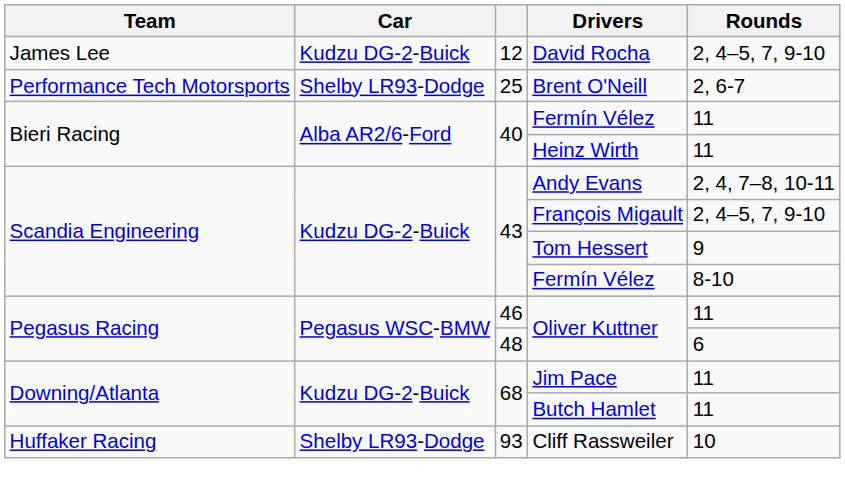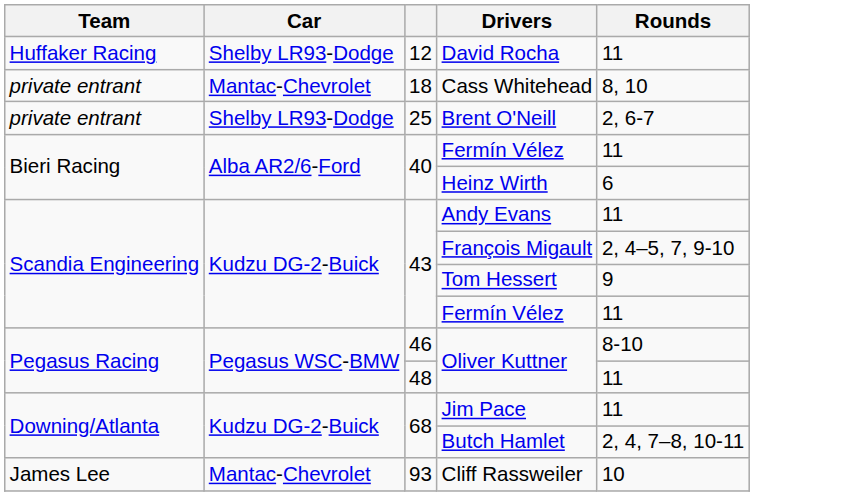(60, 53) James Lee -> (83, 53) Huffaker Racing
(385, 53) Kudzu DG-2-Buick -> (301, 53) Shelby LR93-Dodge
(759, 53) 2, 4–5, 7, 9-10 -> (613, 53) 11
+ row: (420, 85)
(150, 85) Performance Tech Motorsports -> (75, 118) private entrant
(703, 150) 11 -> (608, 182) 6
(764, 182) 2, 4, 7–8, 10-11 -> (613, 215) 11
(713, 279) 8-10 -> (613, 312) 11
(703, 312) 11 -> (622, 344) 8-10
(698, 344) 6 -> (613, 377) 11
(703, 409) 11 -> (673, 441) 2, 4, 7–8, 10-11
(83, 441) Huffaker Racing -> (60, 474) James Lee
(392, 441) Shelby LR93-Dodge -> (290, 474) Mantac-Chevrolet
